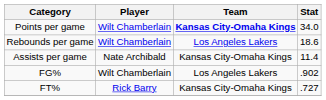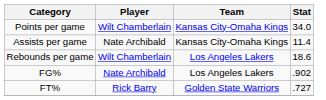(235, 27) bold -> (232, 27) normal
rows swapped: (50, 42) <-> (50, 57)
(134, 73) Wilt Chamberlain -> (134, 73) Nate Archibald
(235, 88) Kansas City-Omaha Kings -> (232, 88) Golden State Warriors
